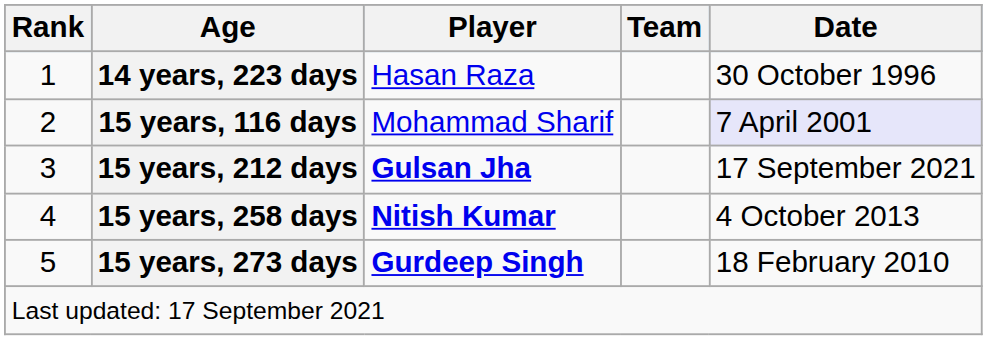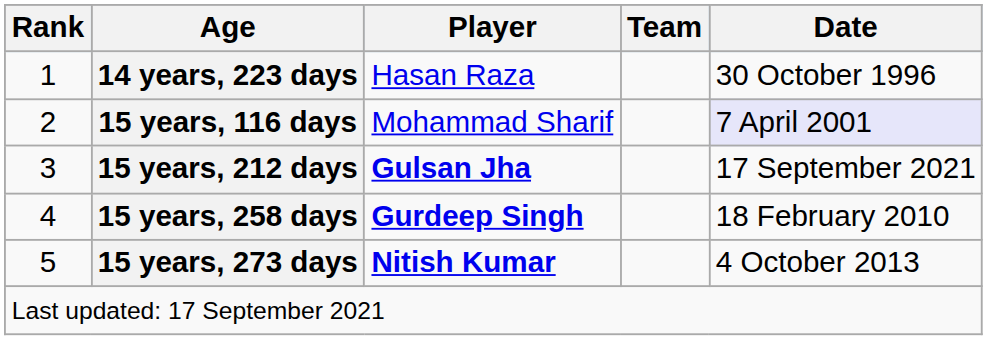(464, 215) Nitish Kumar -> (478, 215) Gurdeep Singh
(818, 215) 4 October 2013 -> (833, 215) 18 February 2010
(478, 262) Gurdeep Singh -> (464, 262) Nitish Kumar
(833, 262) 18 February 2010 -> (818, 262) 4 October 2013
